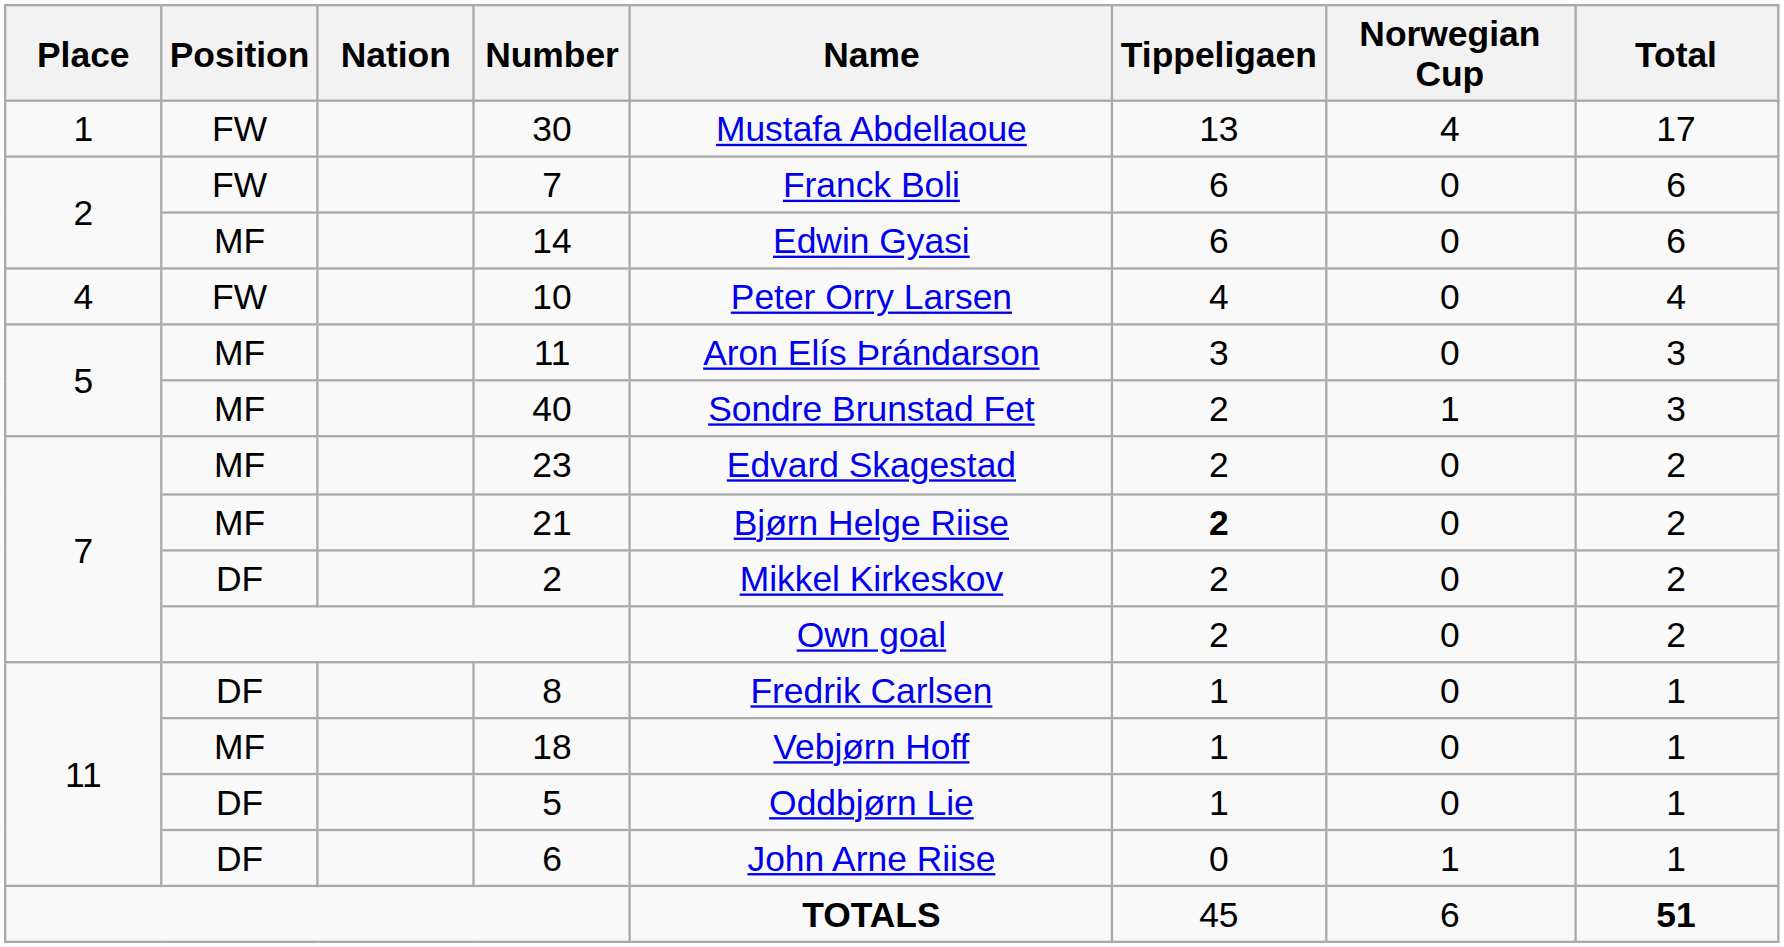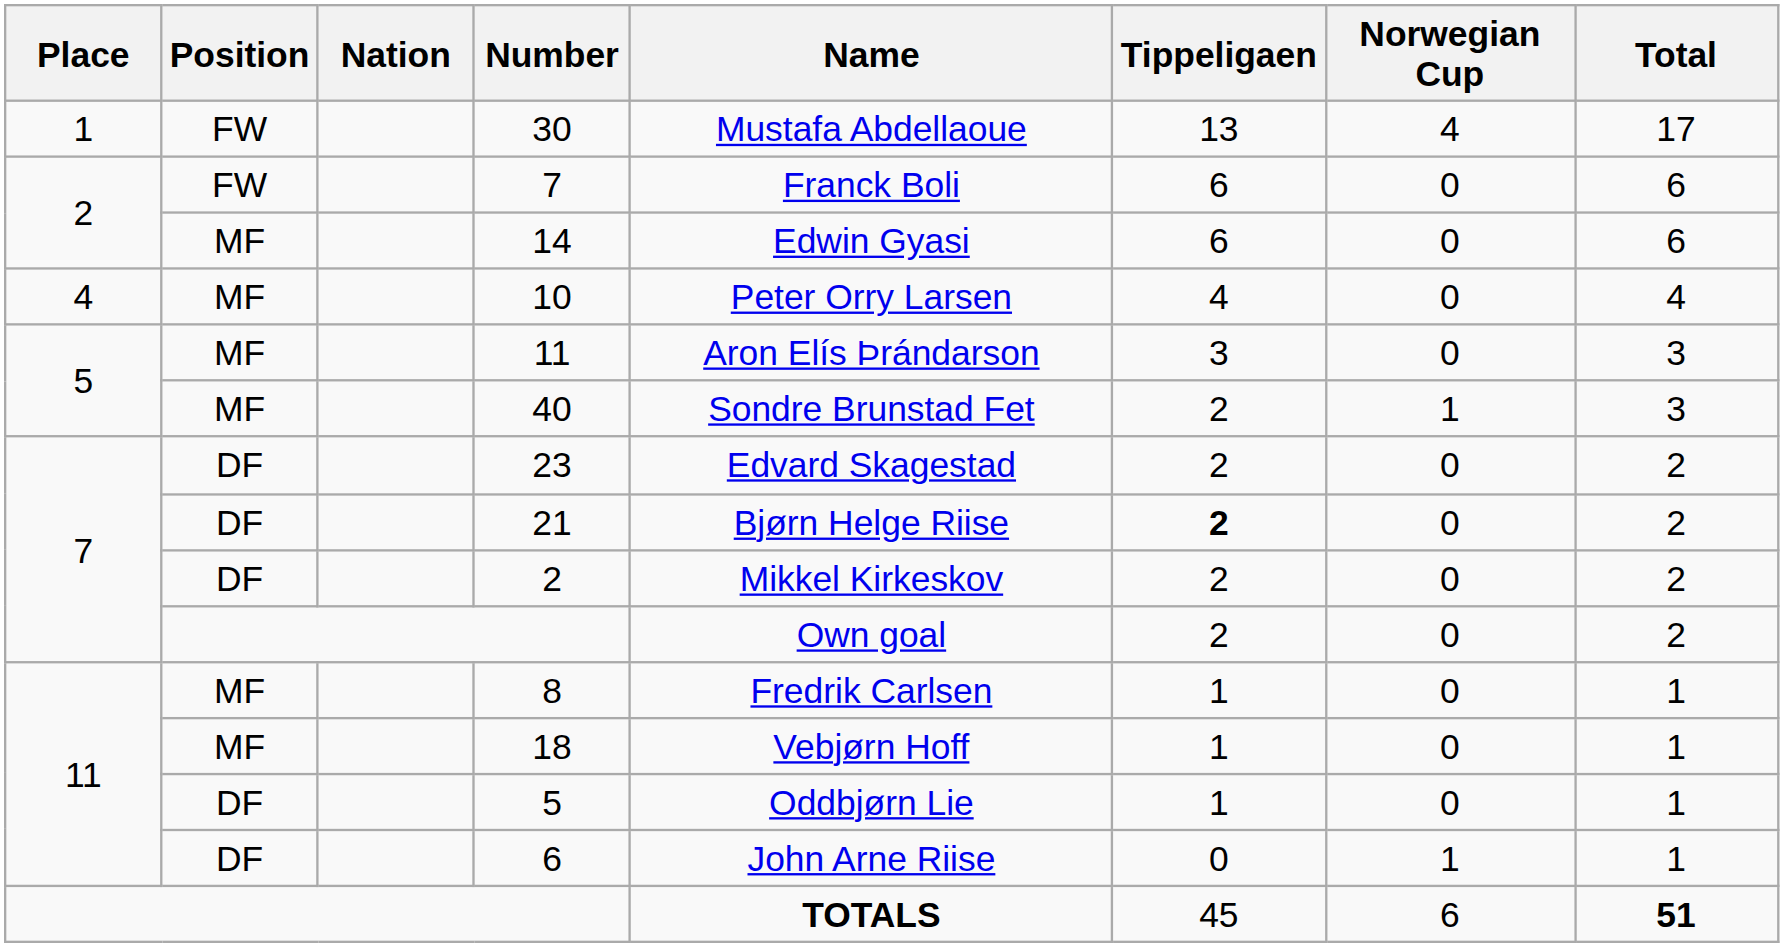(240, 297) FW -> (240, 297) MF
(240, 465) MF -> (240, 465) DF
(240, 522) MF -> (240, 522) DF
(240, 690) DF -> (240, 690) MF
